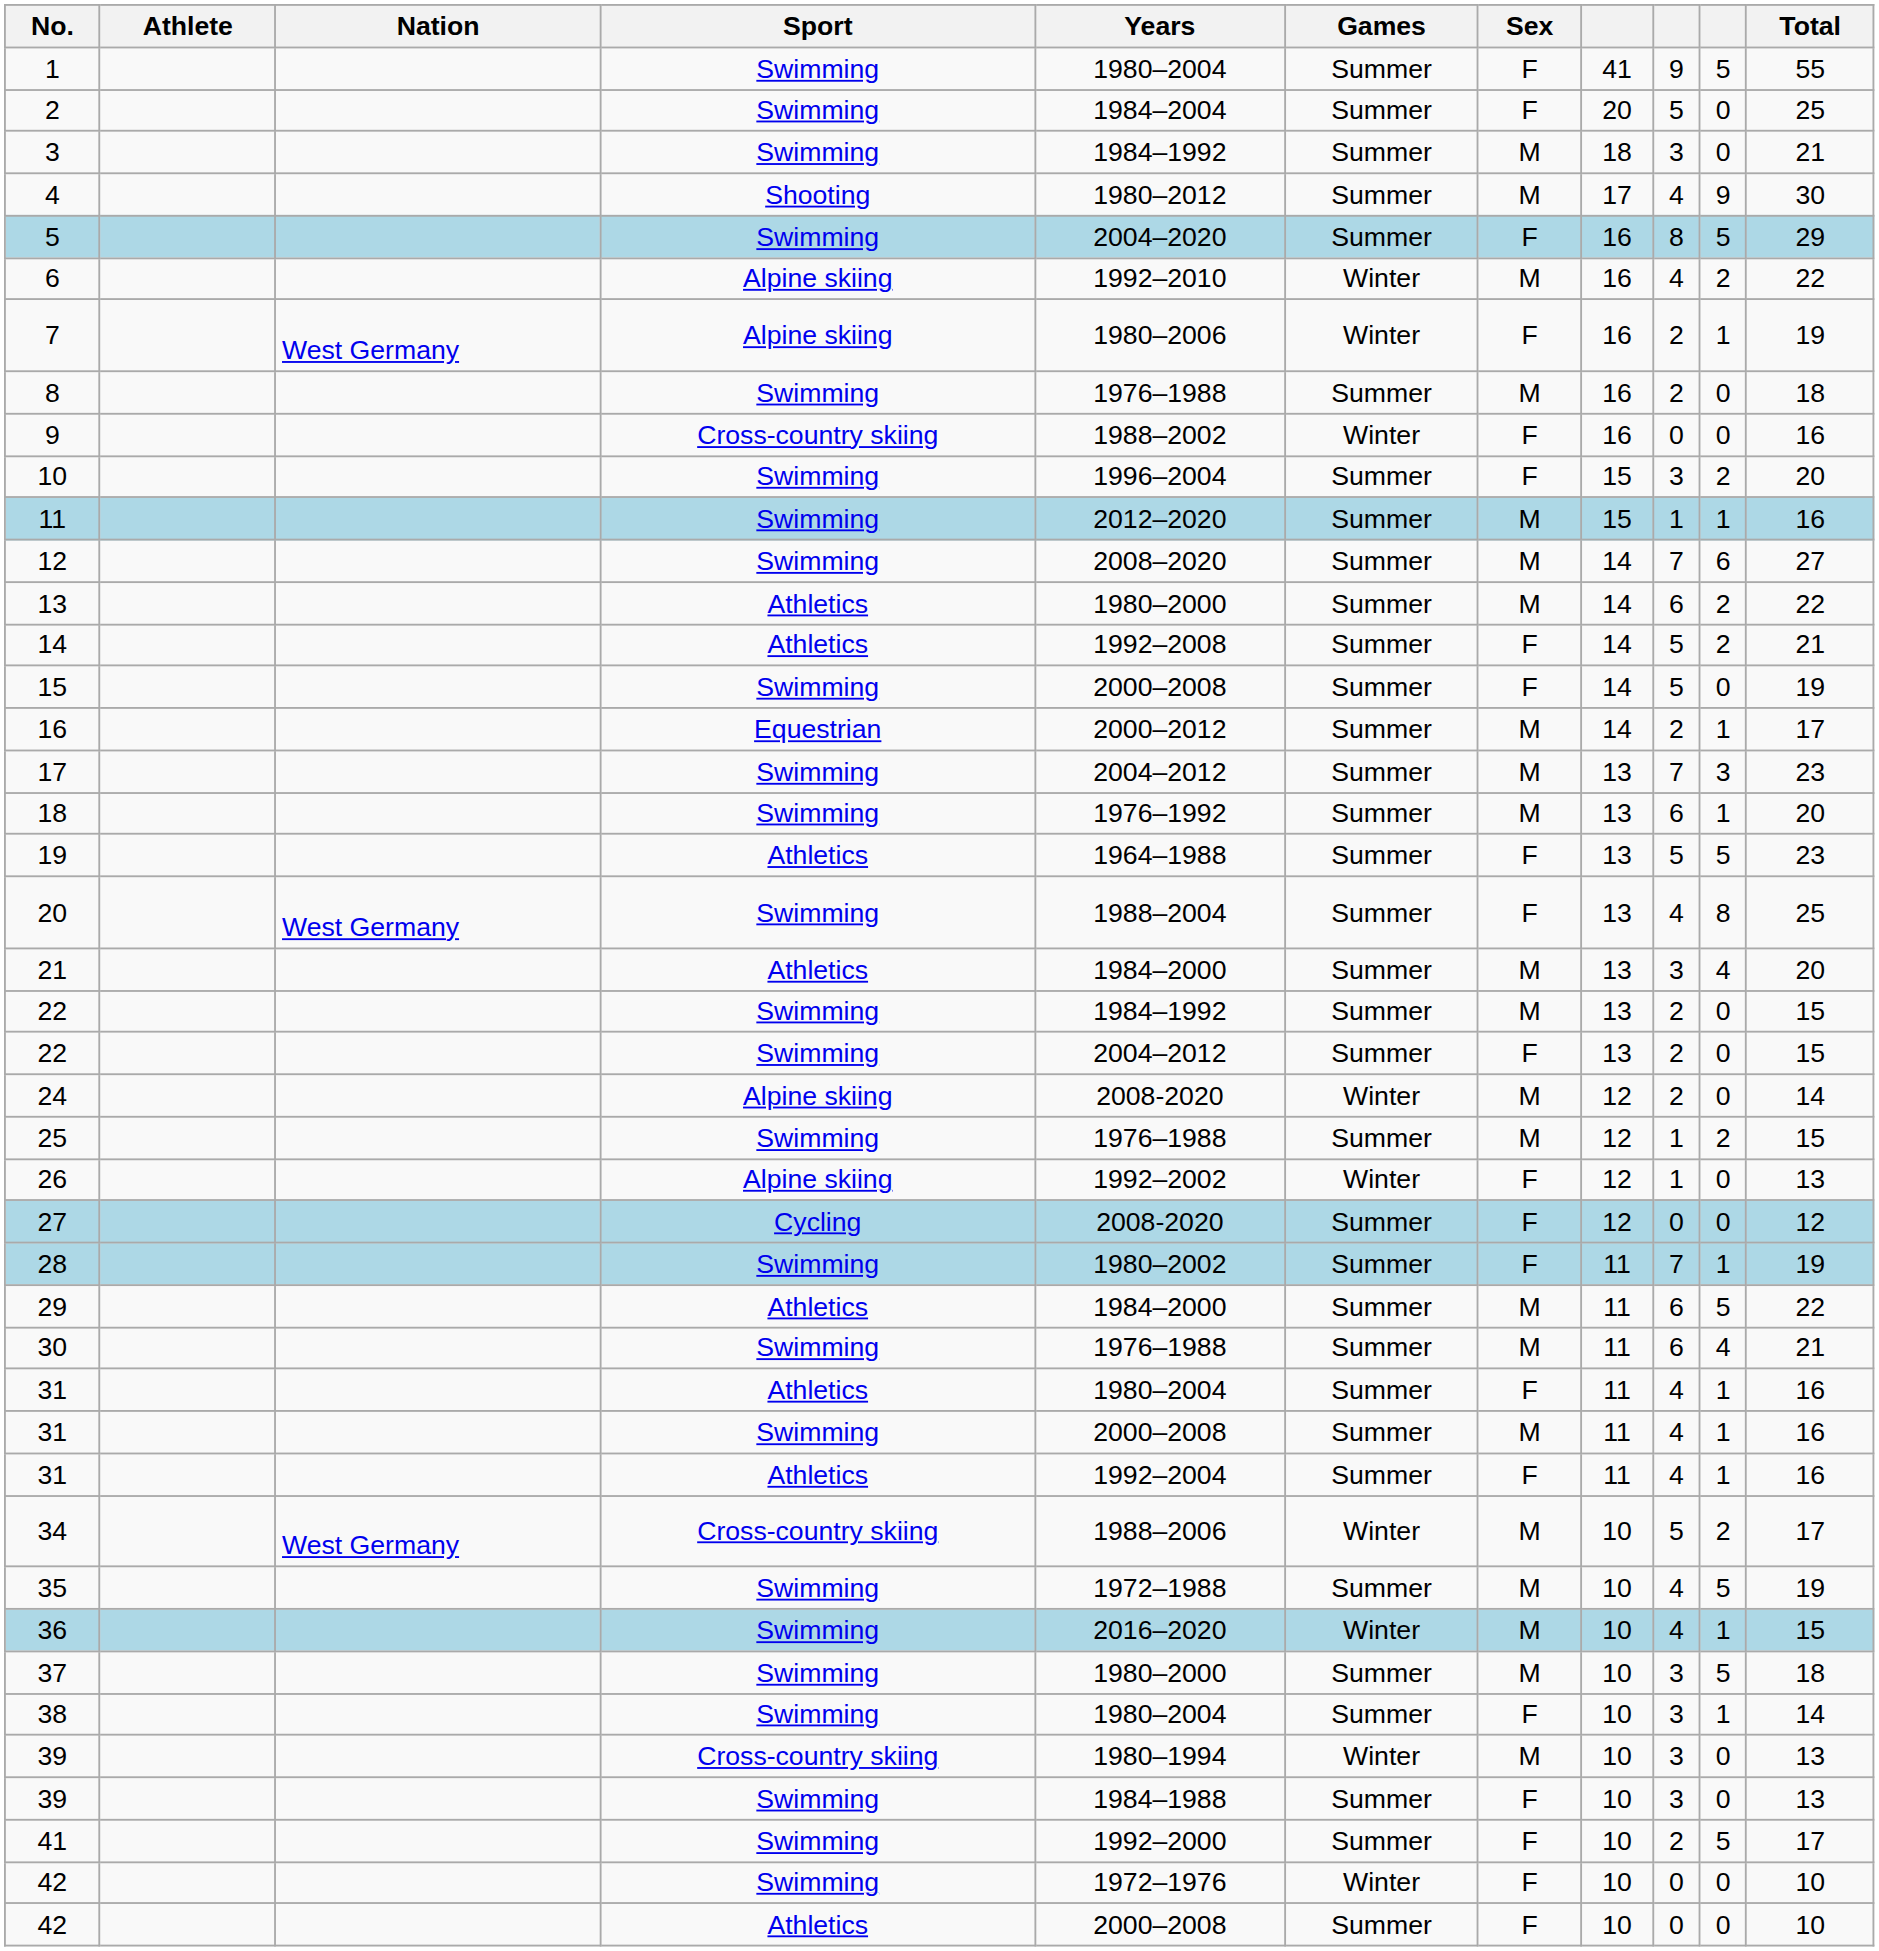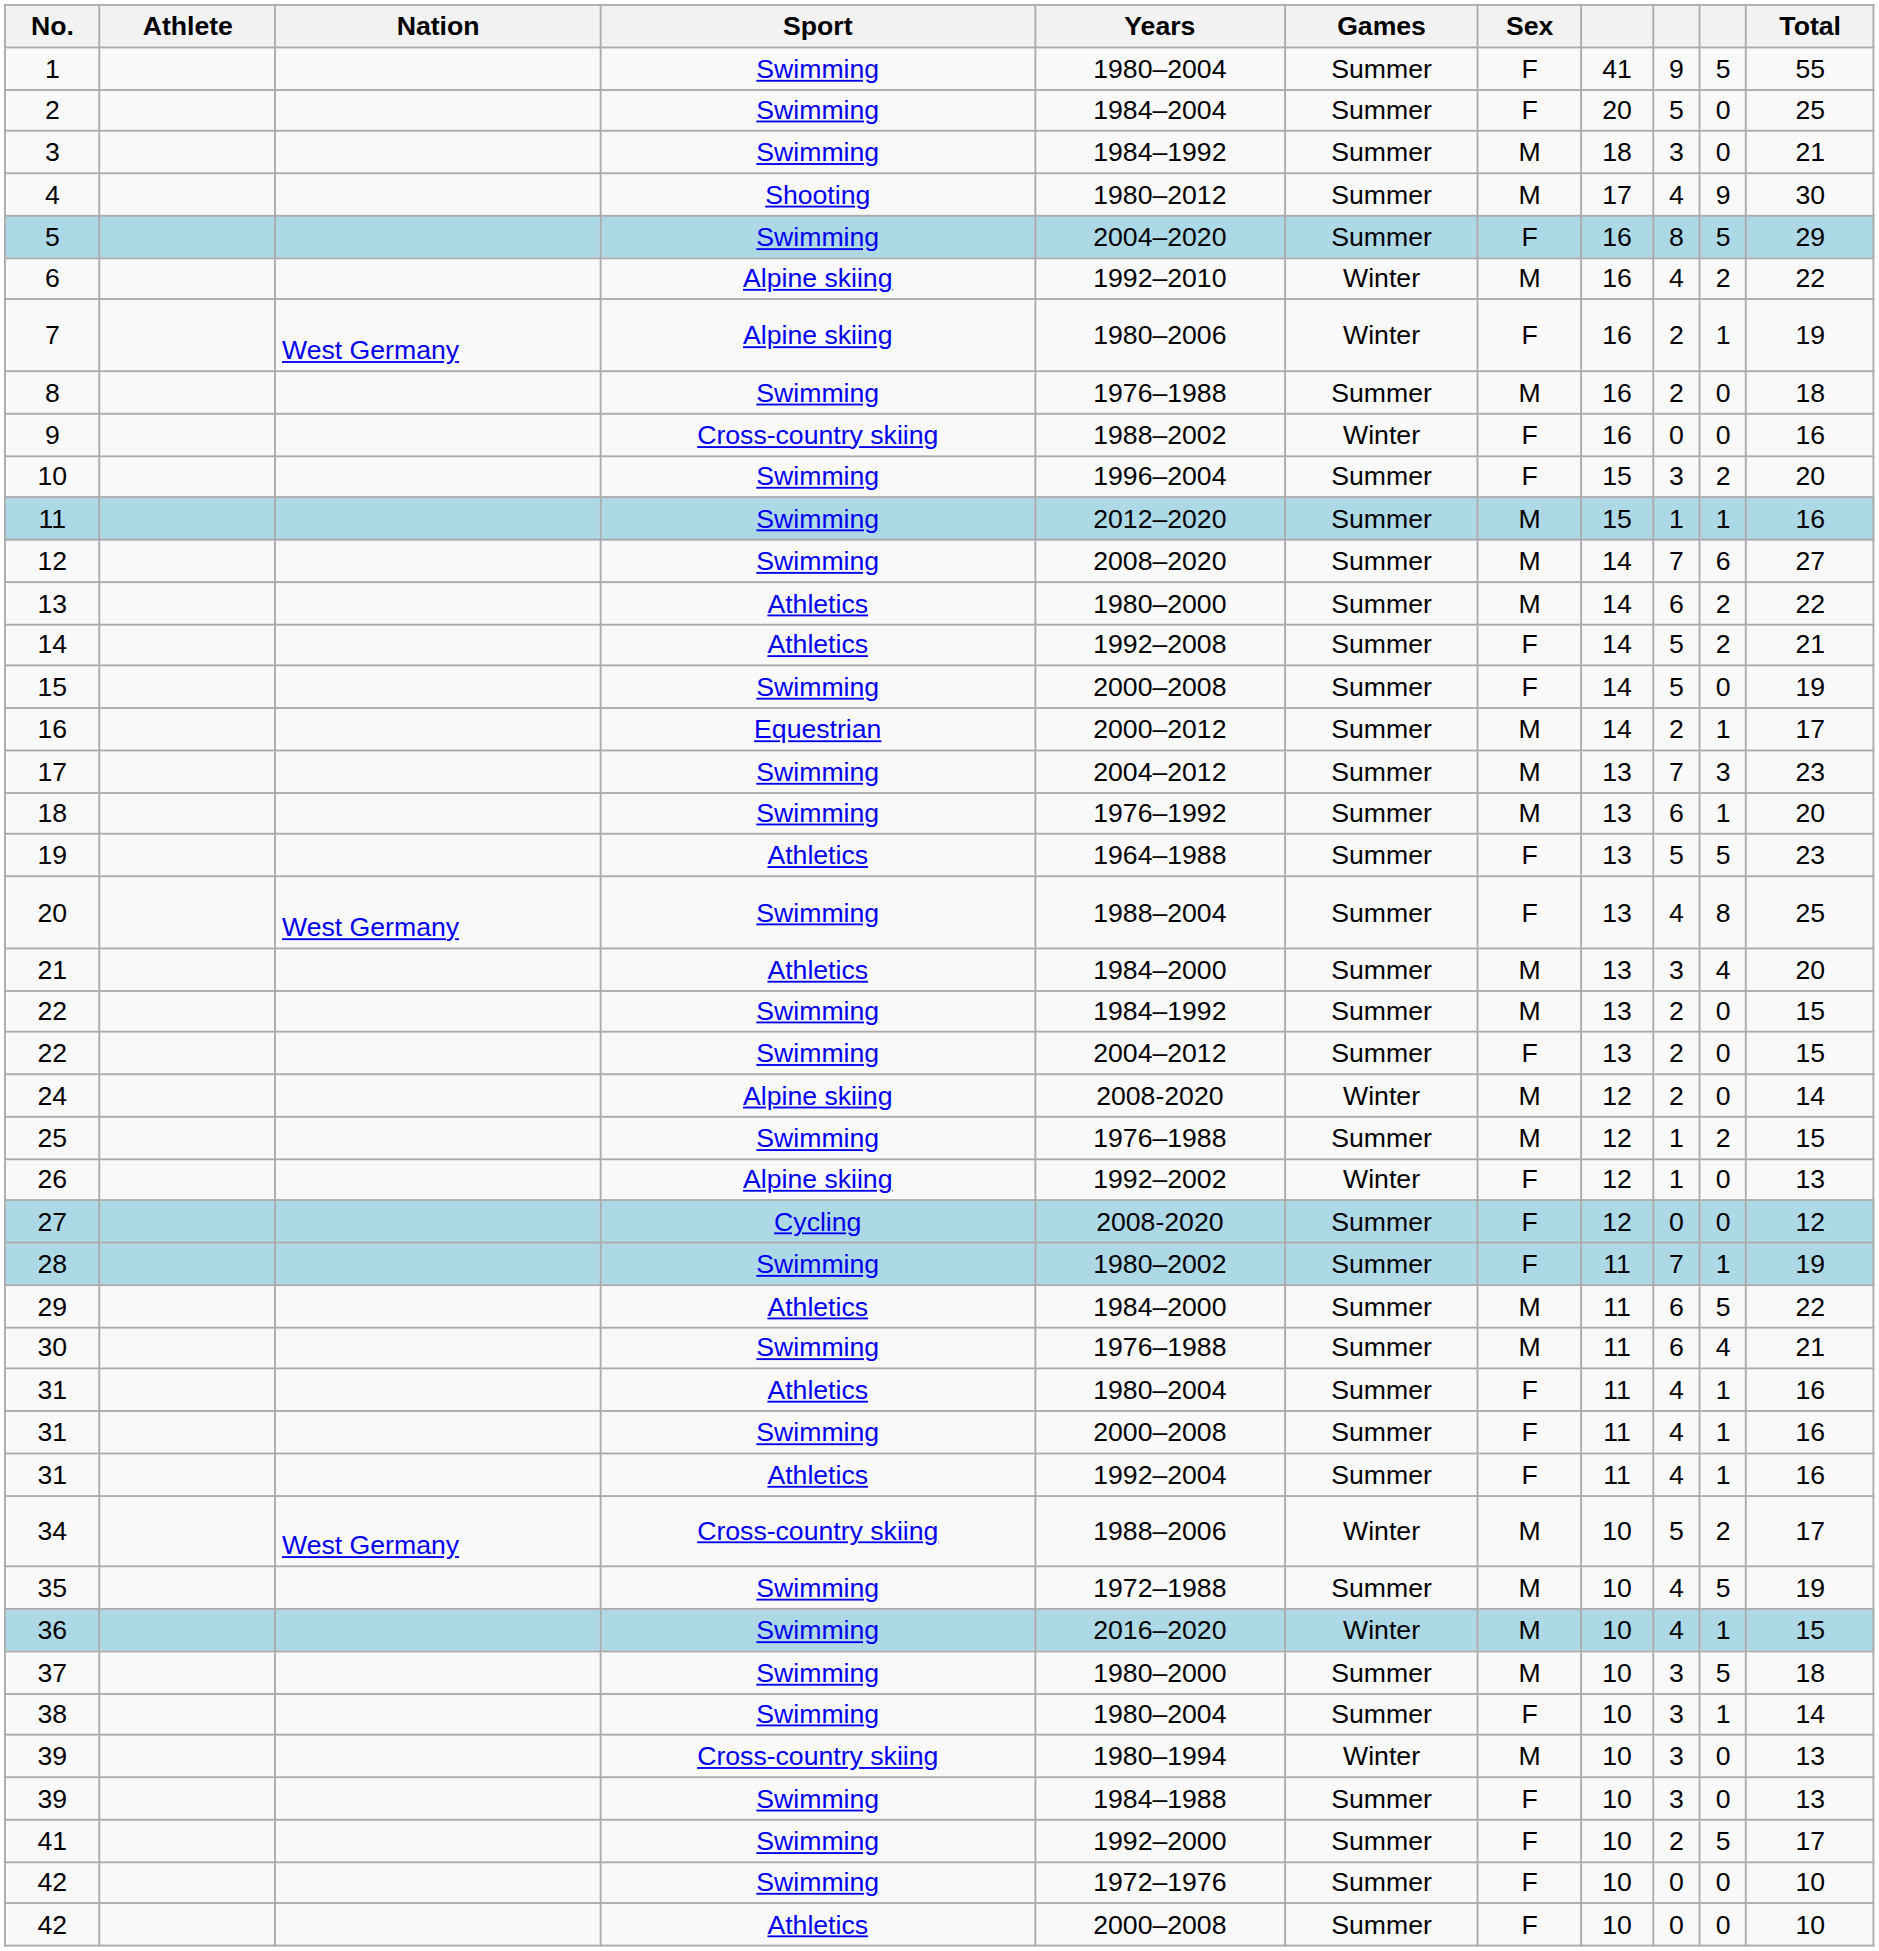(1530, 1432) M -> (1530, 1432) F
(1382, 1883) Winter -> (1382, 1883) Summer
